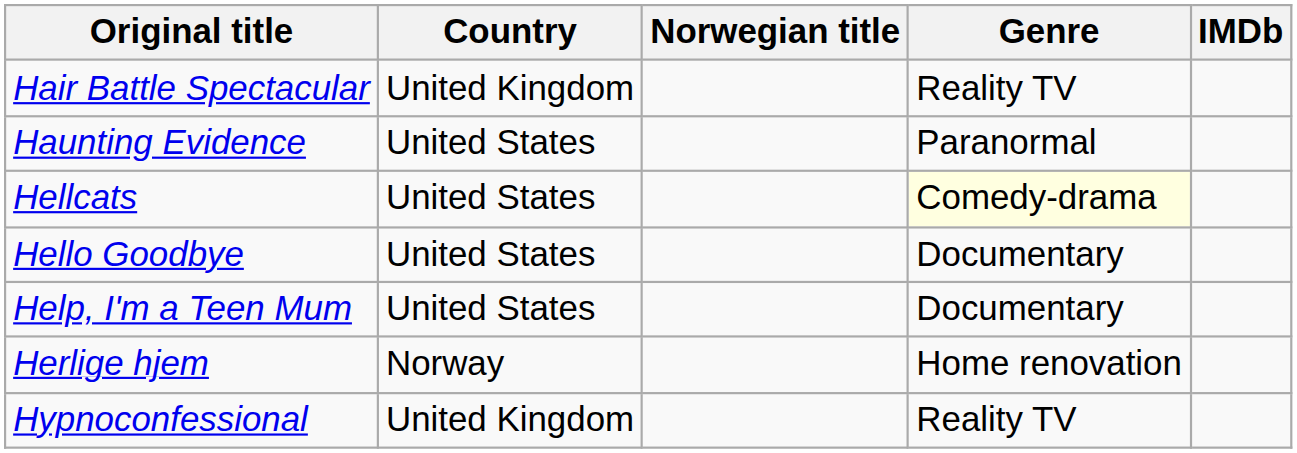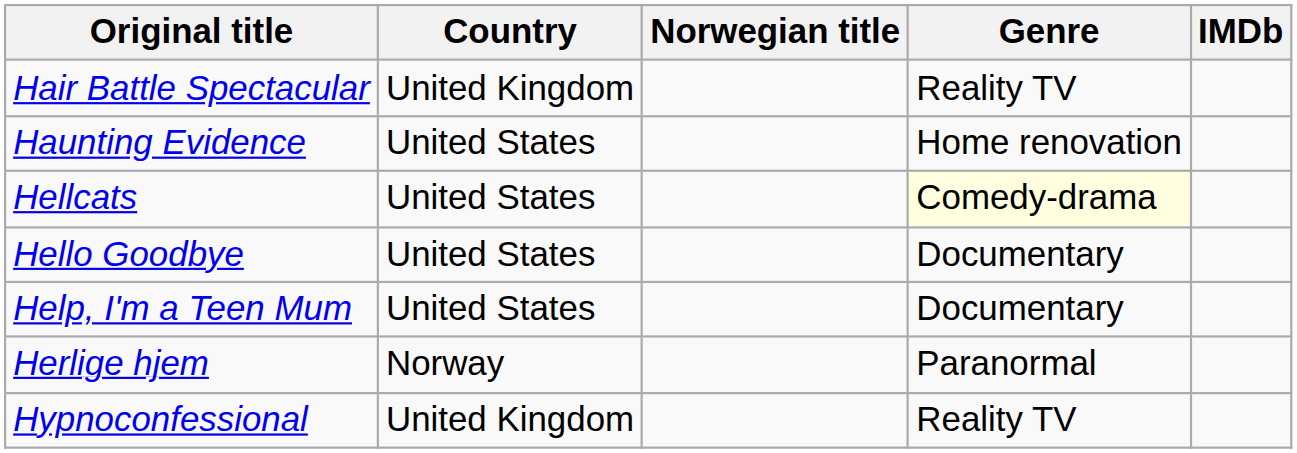(1006, 142) Paranormal -> (1049, 142) Home renovation
(1049, 364) Home renovation -> (1006, 364) Paranormal
